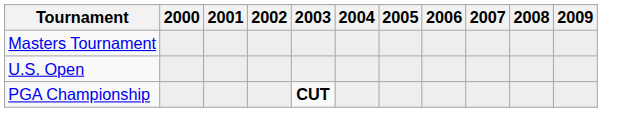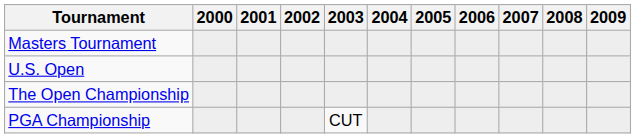+ row: (99, 95)
(313, 95) bold -> (346, 121) normal
